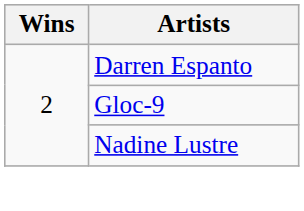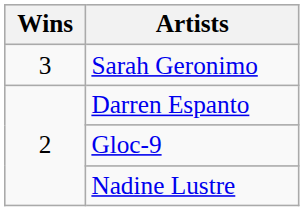+ row: (175, 64)
